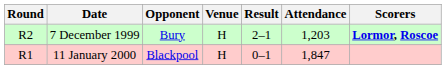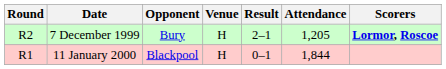(315, 34) 1,203 -> (315, 34) 1,205
(315, 54) 1,847 -> (315, 54) 1,844
